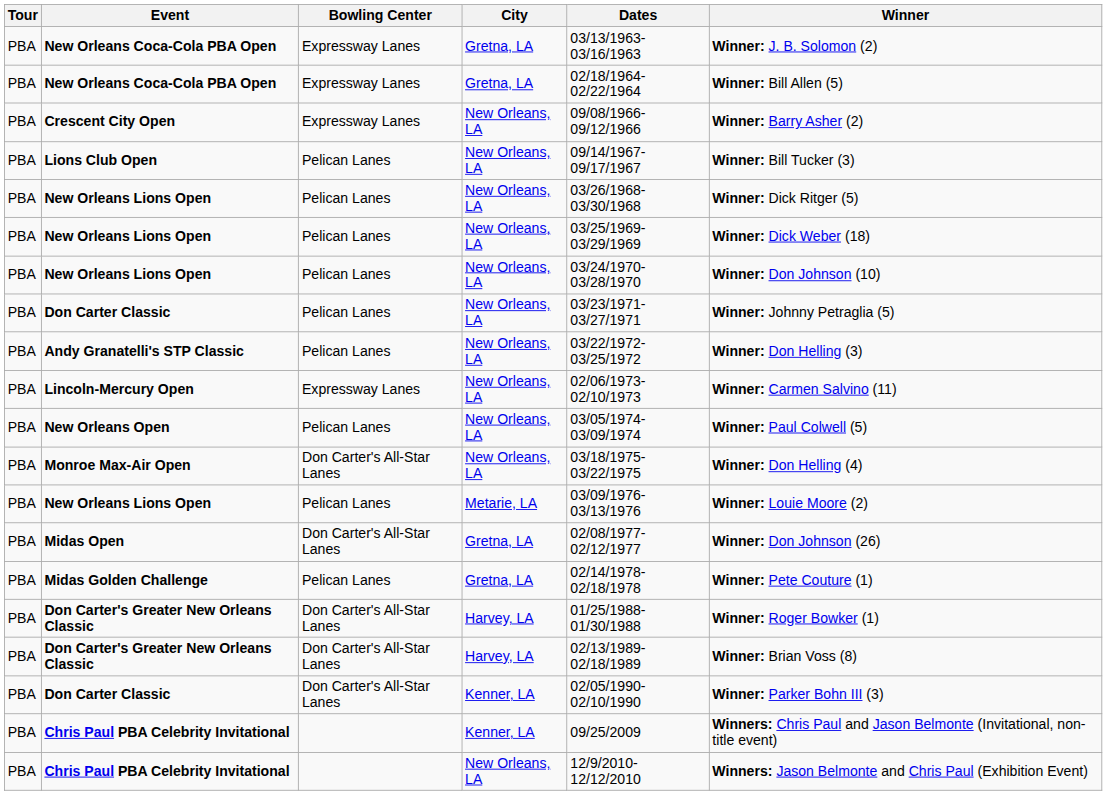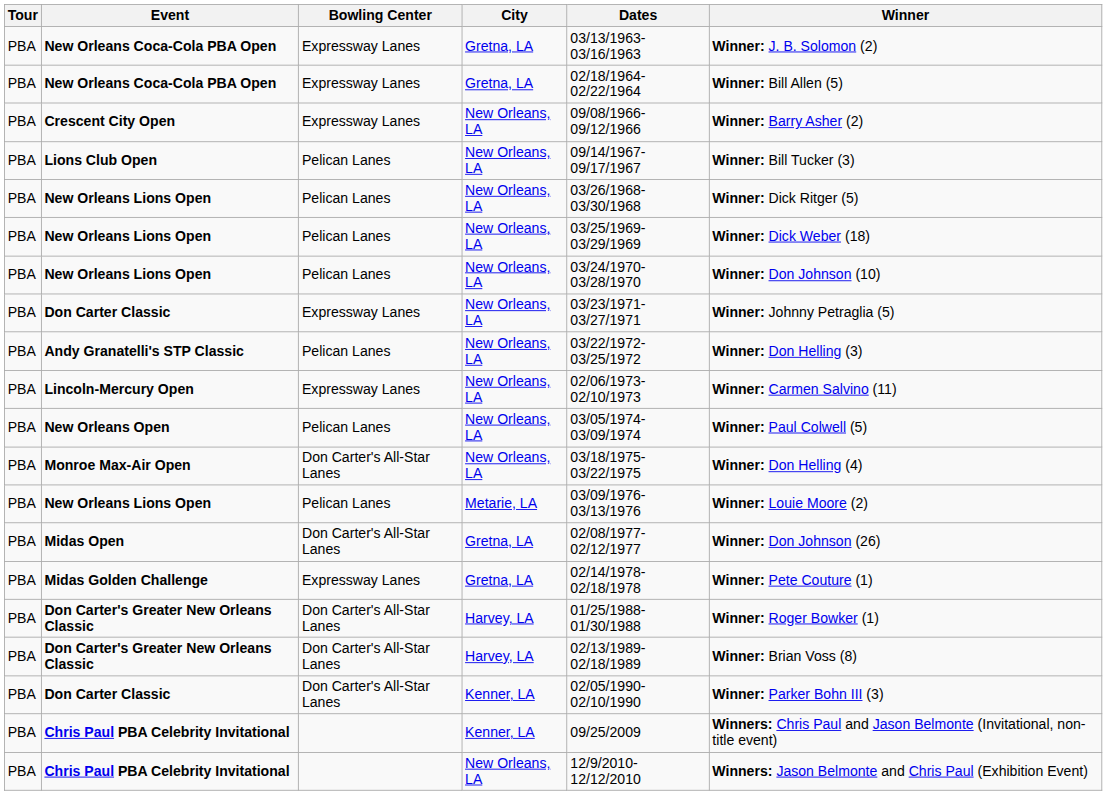(346, 313) Pelican Lanes -> (361, 313) Expressway Lanes
(346, 580) Pelican Lanes -> (361, 580) Expressway Lanes
